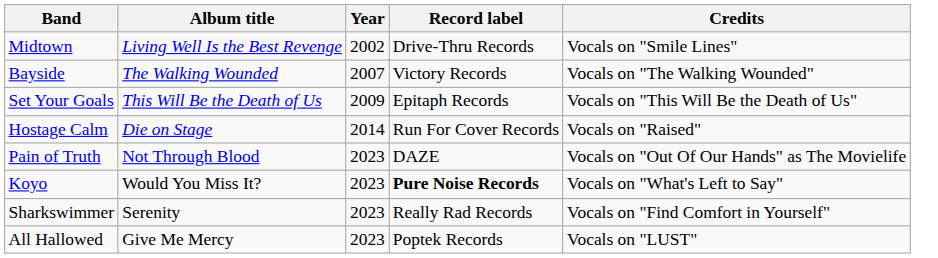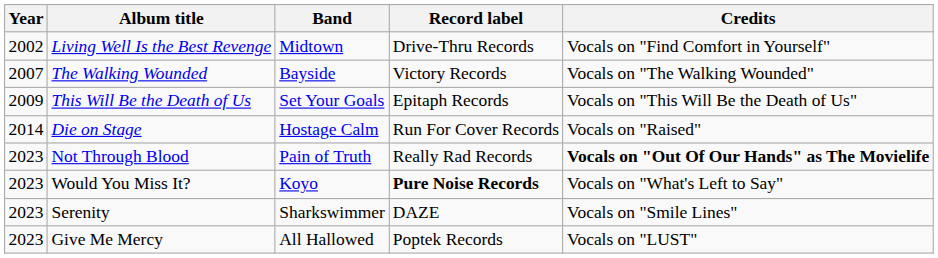columns swapped: (367, 18) <-> (61, 18)
(652, 45) Vocals on "Smile Lines" -> (699, 45) Vocals on "Find Comfort in Yourself"
(416, 156) DAZE -> (463, 156) Really Rad Records
(737, 156) normal -> (748, 156) bold
(463, 211) Really Rad Records -> (416, 211) DAZE
(699, 211) Vocals on "Find Comfort in Yourself" -> (652, 211) Vocals on "Smile Lines"
